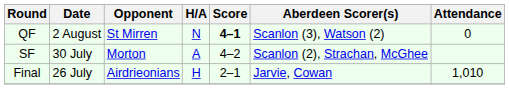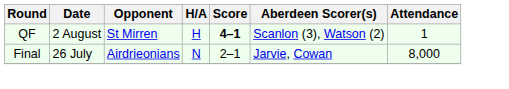(196, 34) N -> (196, 34) H
(468, 34) 0 -> (424, 34) 1
- row: (27, 53)
(196, 73) H -> (196, 53) N
(468, 73) 1,010 -> (424, 53) 8,000
